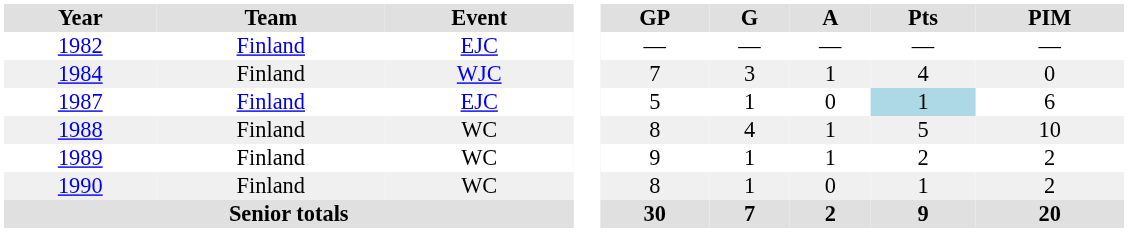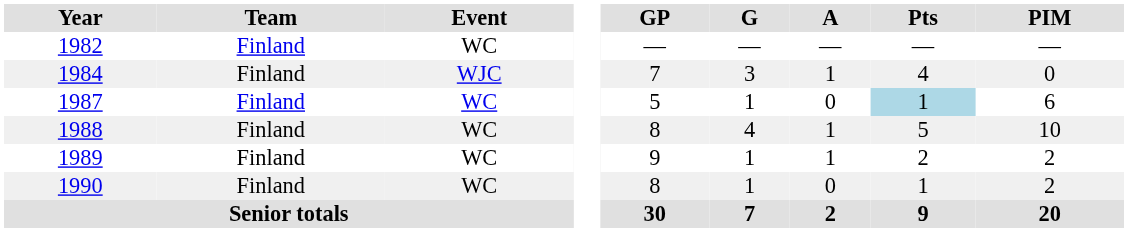(479, 45) EJC -> (479, 45) WC
(479, 101) EJC -> (479, 101) WC
